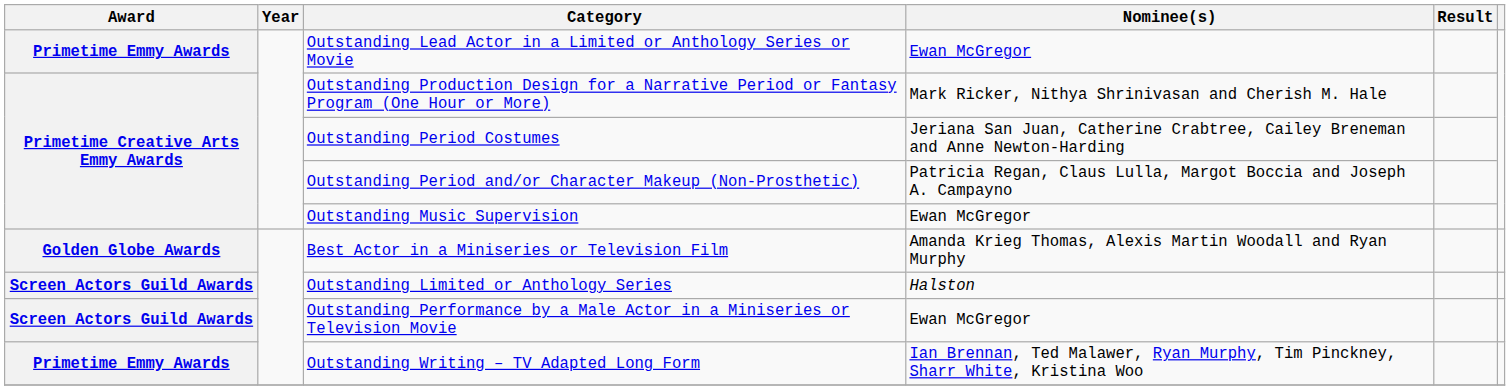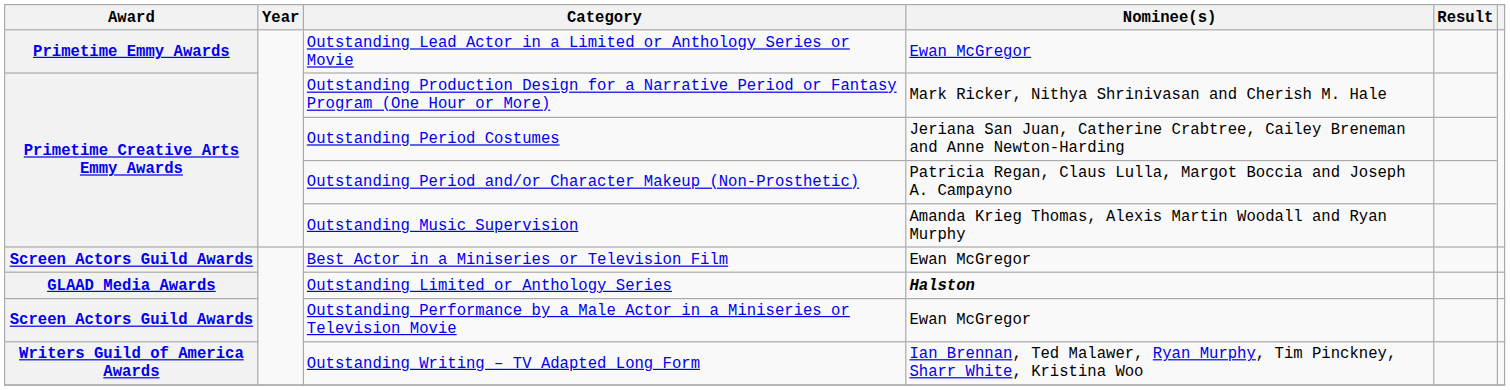(970, 216) Ewan McGregor -> (1148, 225) Amanda Krieg Thomas, Alexis Martin Woodall and Ryan Murphy
(131, 251) Golden Globe Awards -> (131, 260) Screen Actors Guild Awards
(1148, 251) Amanda Krieg Thomas, Alexis Martin Woodall and Ryan Murphy -> (970, 260) Ewan McGregor
(131, 285) Screen Actors Guild Awards -> (131, 285) GLAAD Media Awards
(942, 285) normal -> (942, 285) bold
(131, 363) Primetime Emmy Awards -> (131, 363) Writers Guild of America Awards
